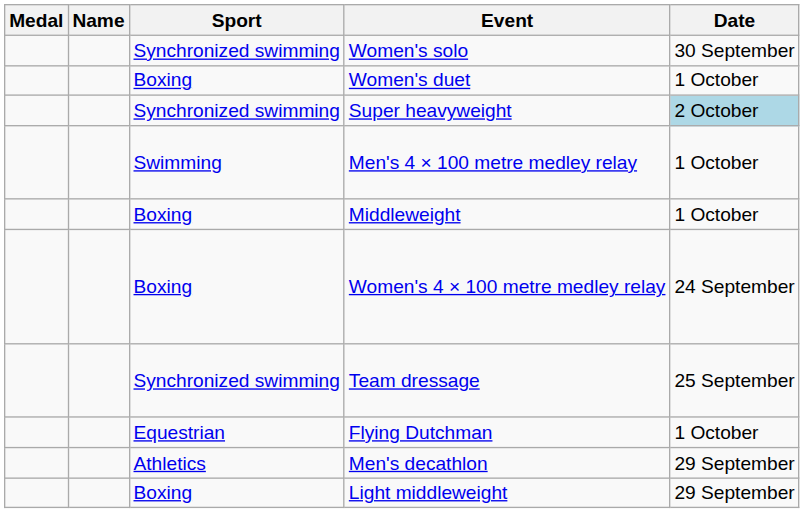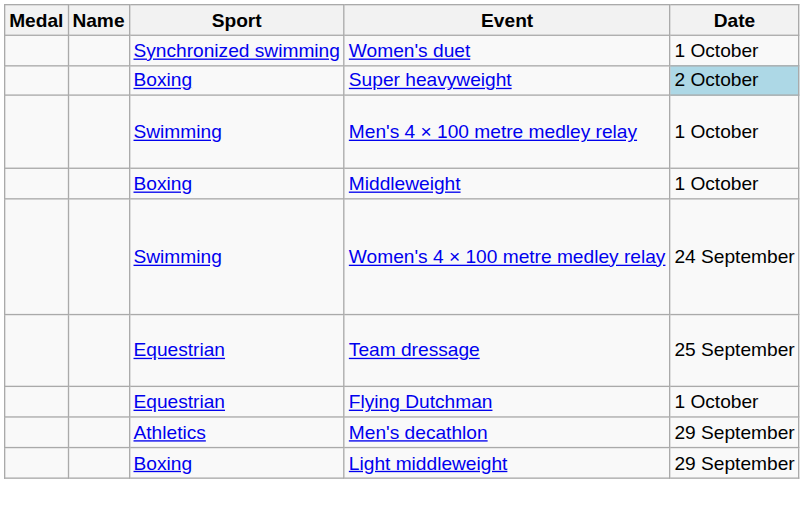- row: (408, 50)
(163, 81) Boxing -> (237, 50) Synchronized swimming
(237, 111) Synchronized swimming -> (163, 81) Boxing
(163, 287) Boxing -> (178, 257) Swimming
(237, 381) Synchronized swimming -> (179, 351) Equestrian
